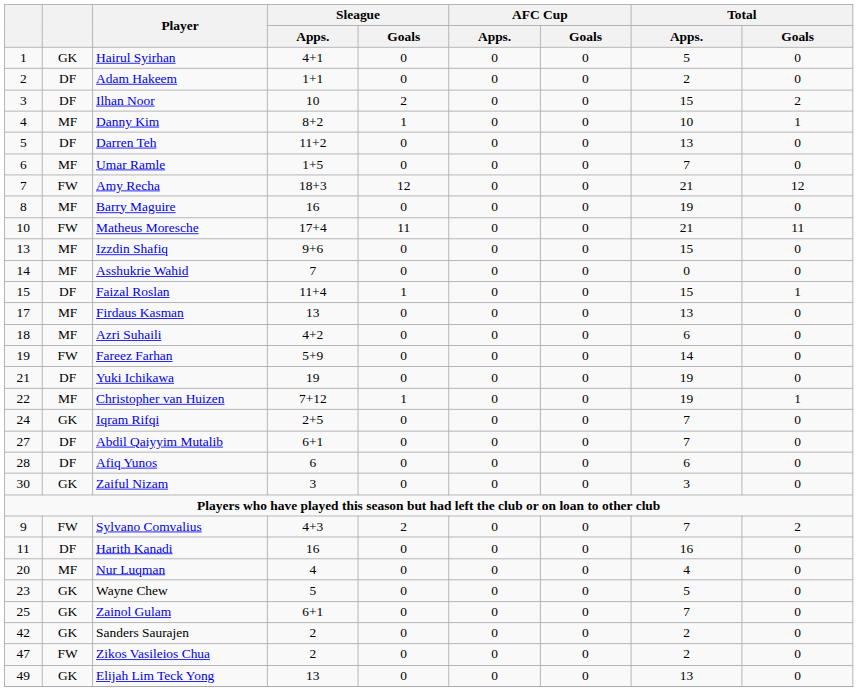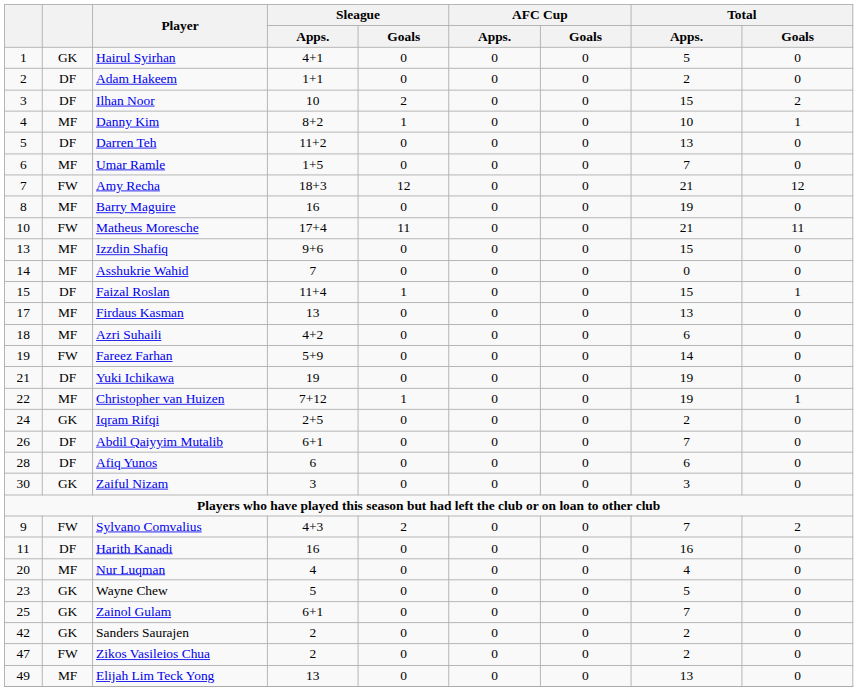(687, 420) 7 -> (687, 420) 2
(23, 441) 27 -> (23, 441) 26
(68, 675) GK -> (68, 675) MF
